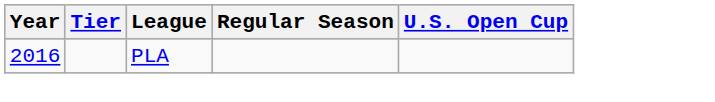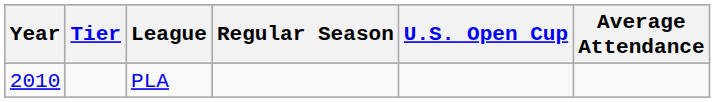+ column: (641, 34)
(35, 56) 2016 -> (35, 81) 2010
